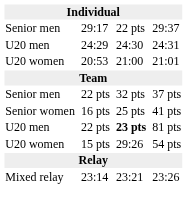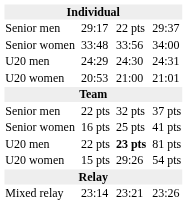+ row: (40, 45)
